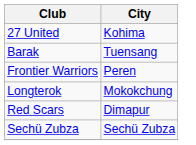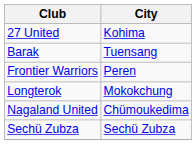+ row: (52, 110)
- row: (36, 110)
